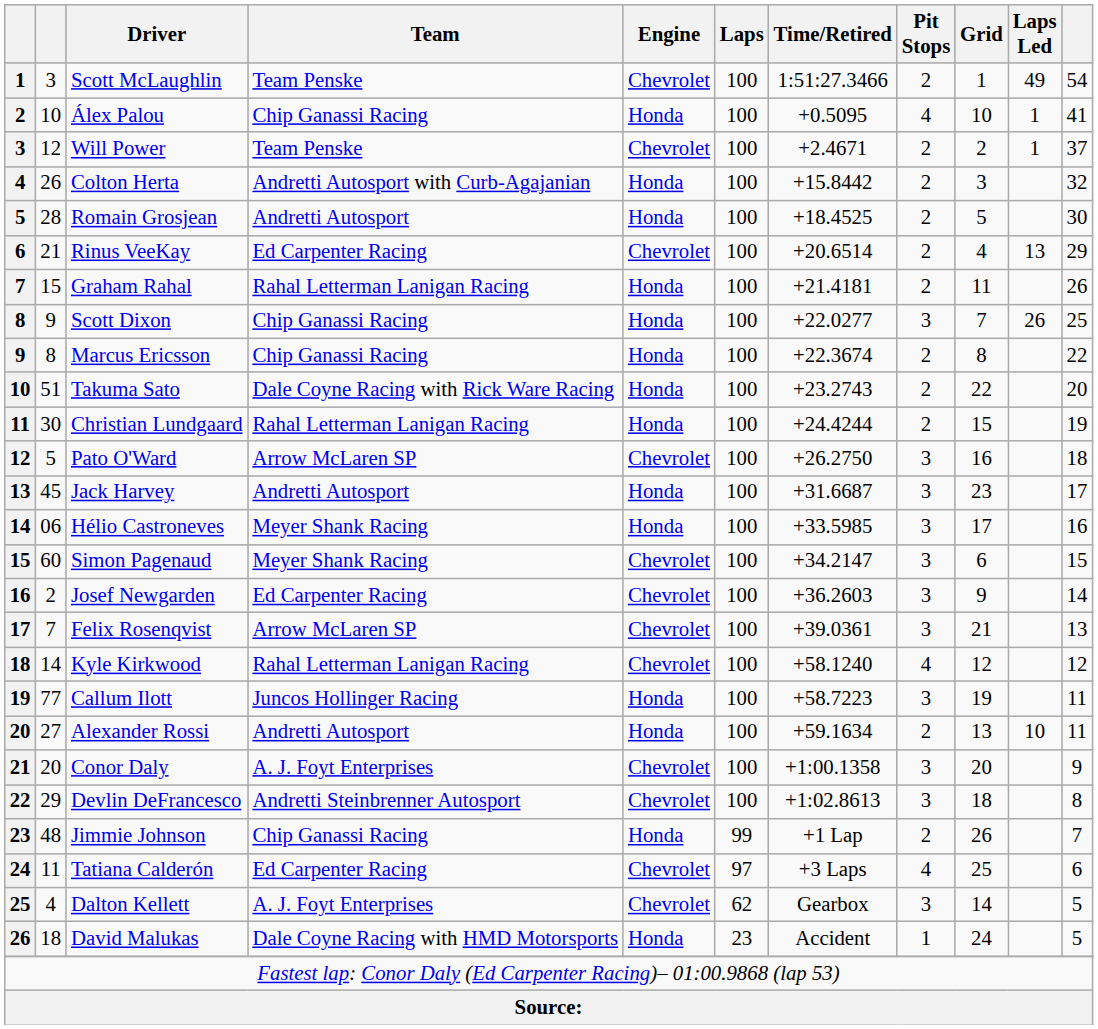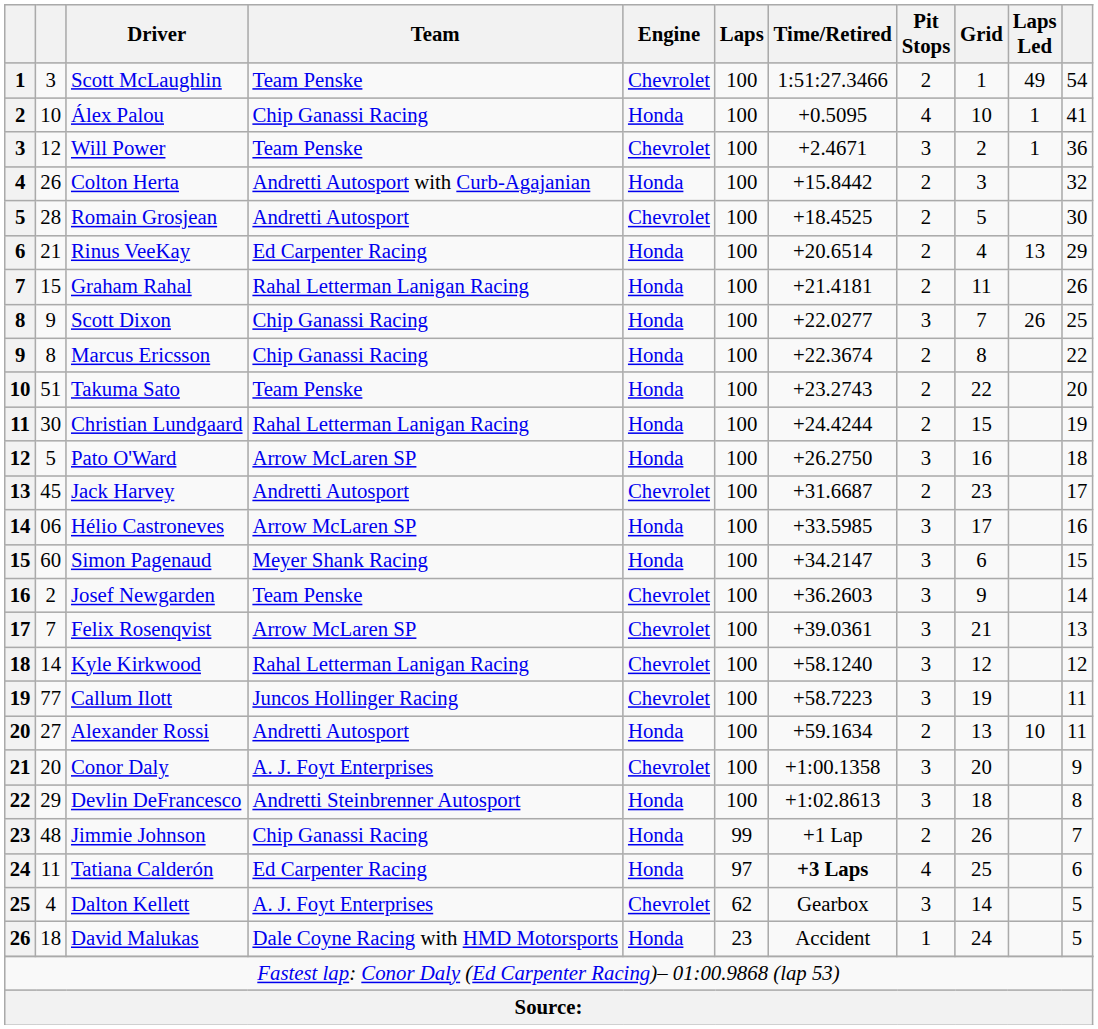(926, 148) 2 -> (926, 148) 3
(1077, 148) 37 -> (1077, 148) 36
(656, 217) Honda -> (669, 217) Chevrolet
(669, 251) Chevrolet -> (656, 251) Honda
(433, 389) Dale Coyne Racing with Rick Ware Racing -> (307, 389) Team Penske
(669, 457) Chevrolet -> (656, 457) Honda
(656, 492) Honda -> (669, 492) Chevrolet
(926, 492) 3 -> (926, 492) 2
(340, 526) Meyer Shank Racing -> (334, 526) Arrow McLaren SP
(669, 560) Chevrolet -> (656, 560) Honda
(340, 595) Ed Carpenter Racing -> (307, 595) Team Penske
(926, 663) 4 -> (926, 663) 3
(656, 697) Honda -> (669, 697) Chevrolet
(669, 800) Chevrolet -> (656, 800) Honda
(669, 869) Chevrolet -> (656, 869) Honda
(833, 869) normal -> (833, 869) bold
